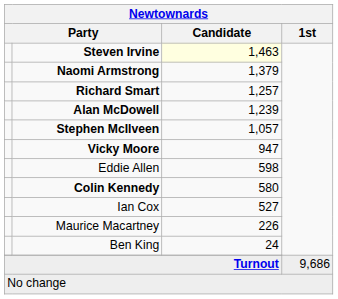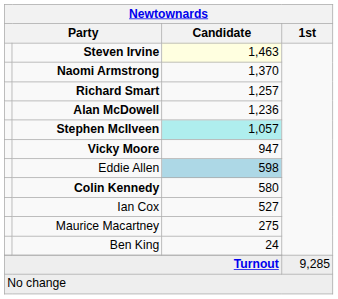(264, 71) 1,379 -> (264, 71) 1,370
(264, 110) 1,239 -> (264, 110) 1,236
(264, 129) no background -> (264, 129) paleturquoise background
(269, 168) no background -> (269, 168) lightblue background
(269, 226) 226 -> (269, 226) 275
(315, 264) 9,686 -> (315, 264) 9,285
